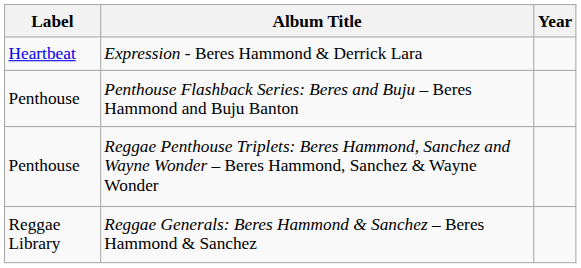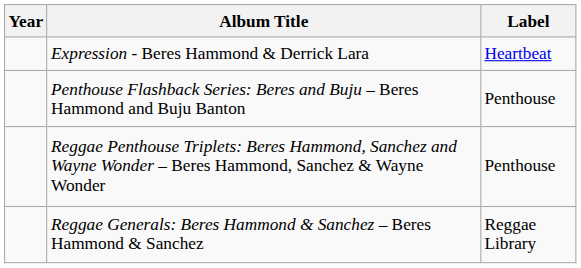columns swapped: (555, 20) <-> (52, 20)
